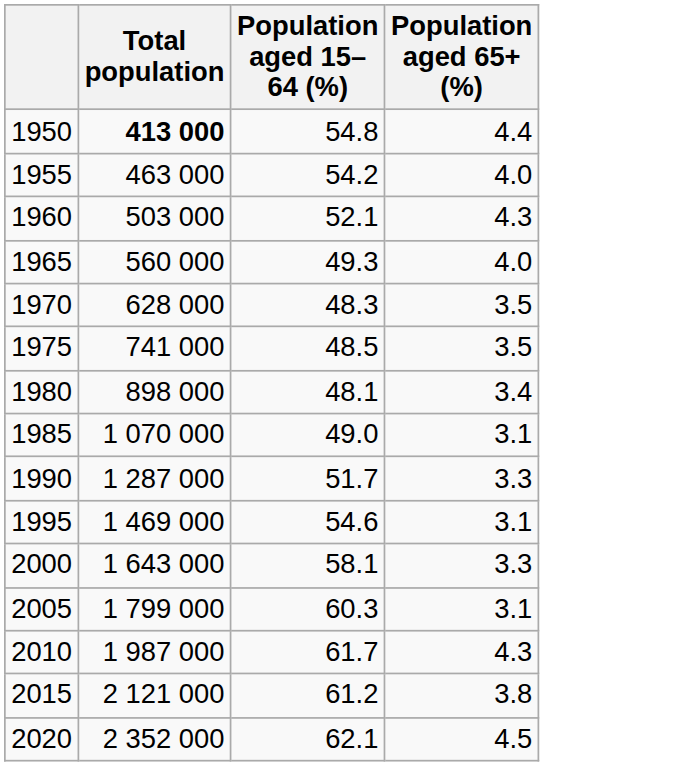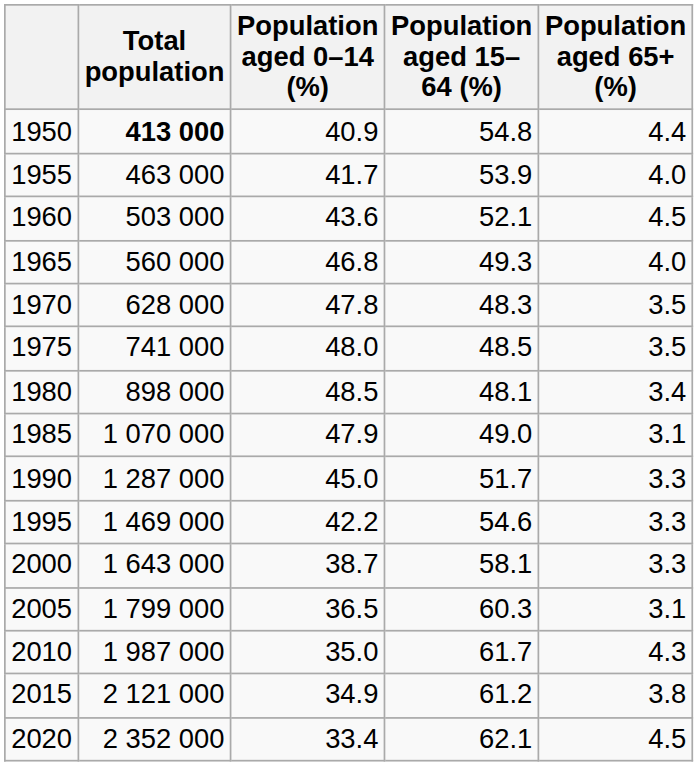+ column: (308, 56)
(352, 174) 54.2 -> (506, 174) 53.9
(513, 217) 4.3 -> (667, 217) 4.5
(513, 521) 3.1 -> (667, 521) 3.3
